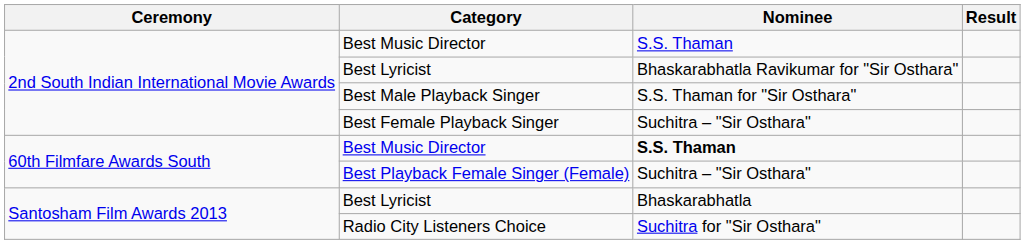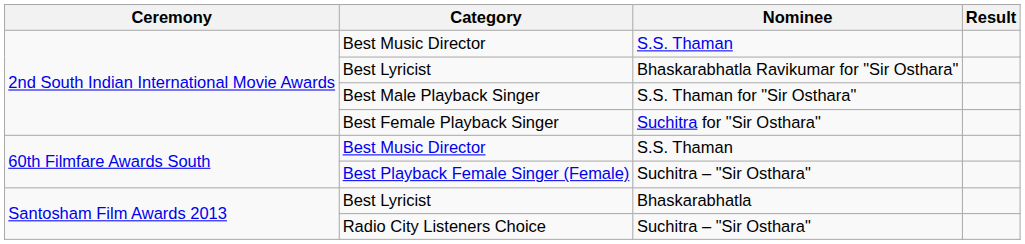(724, 122) Suchitra – "Sir Osthara" -> (729, 122) Suchitra for "Sir Osthara"
(686, 148) bold -> (685, 148) normal
(729, 226) Suchitra for "Sir Osthara" -> (724, 226) Suchitra – "Sir Osthara"
